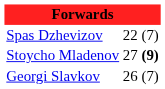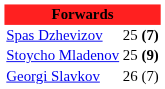(130, 35) 22 -> (130, 35) 25
(150, 35) normal -> (150, 35) bold
(130, 55) 27 -> (130, 55) 25
